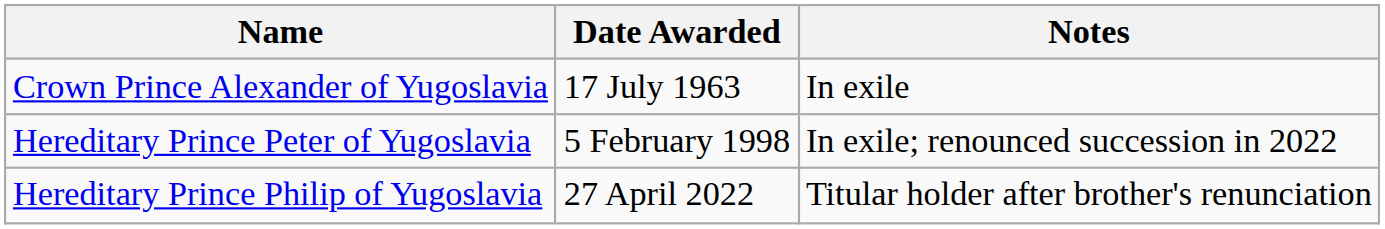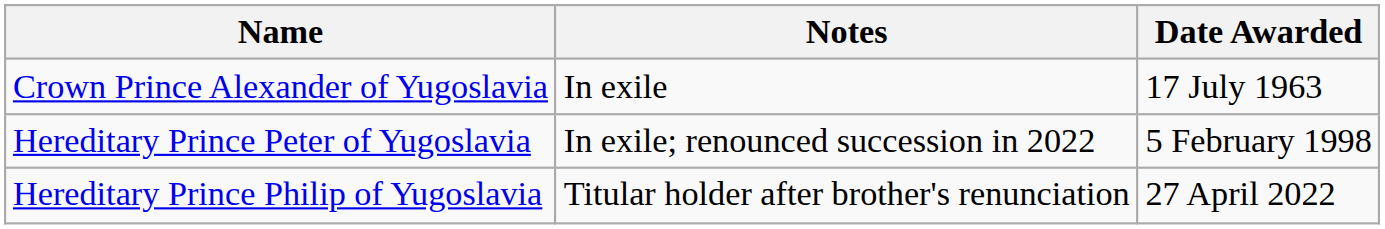columns swapped: (677, 31) <-> (1089, 31)
